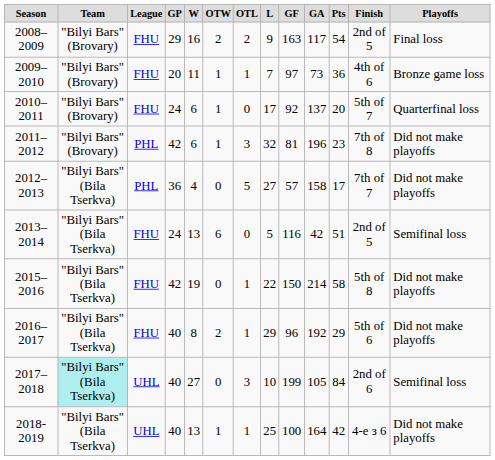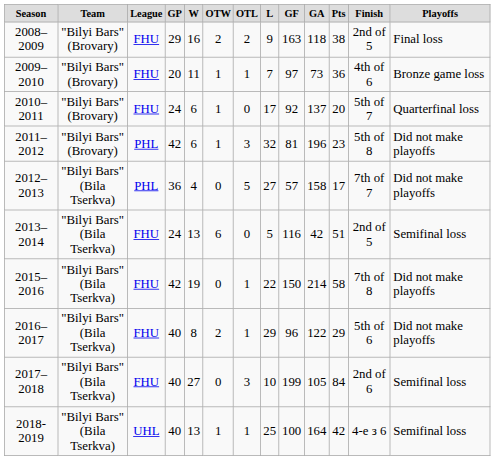(317, 39) 117 -> (317, 39) 118
(339, 39) 54 -> (339, 39) 38
(369, 143) 7th of 8 -> (369, 143) 5th of 8
(369, 283) 5th of 8 -> (369, 283) 7th of 8
(317, 332) 192 -> (317, 332) 122
(93, 382) paleturquoise background -> (93, 382) no background
(146, 382) UHL -> (146, 382) FHU
(428, 431) Did not make playoffs -> (430, 431) Semifinal loss
